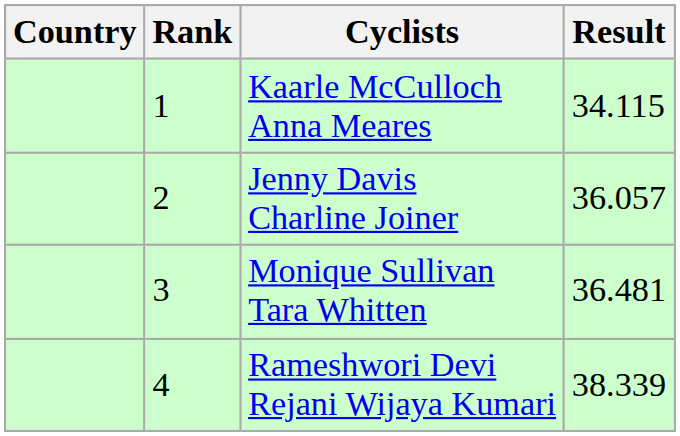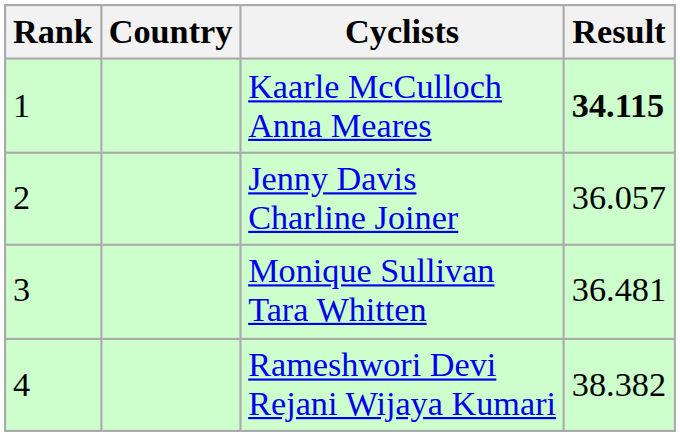columns swapped: (192, 31) <-> (75, 31)
(618, 105) normal -> (618, 105) bold
(619, 383) 38.339 -> (619, 383) 38.382
